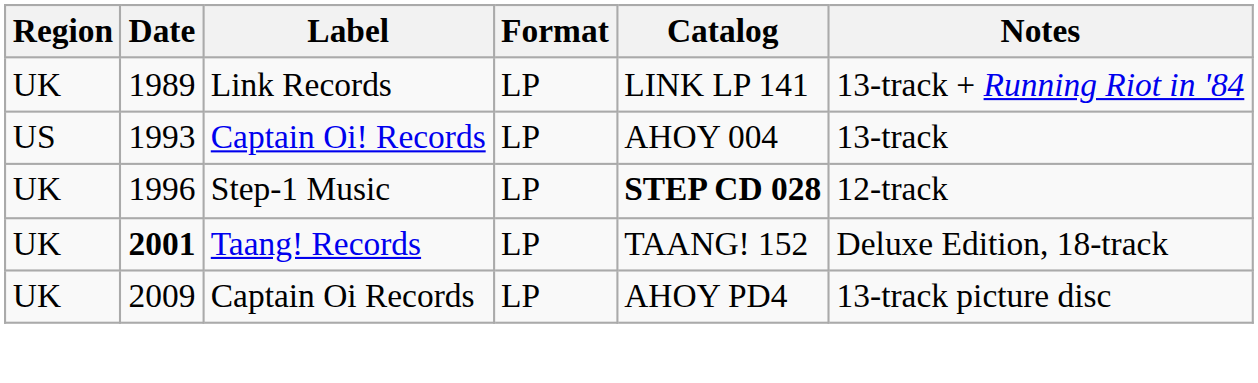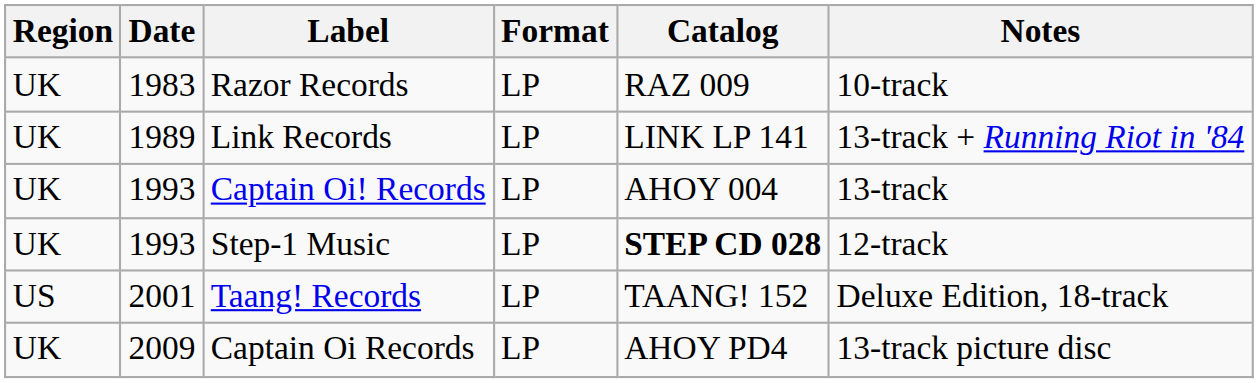+ row: (310, 84)
(34, 137) US -> (37, 190) UK
(162, 190) 1996 -> (162, 243) 1993
(37, 243) UK -> (34, 296) US
(162, 243) bold -> (162, 296) normal
